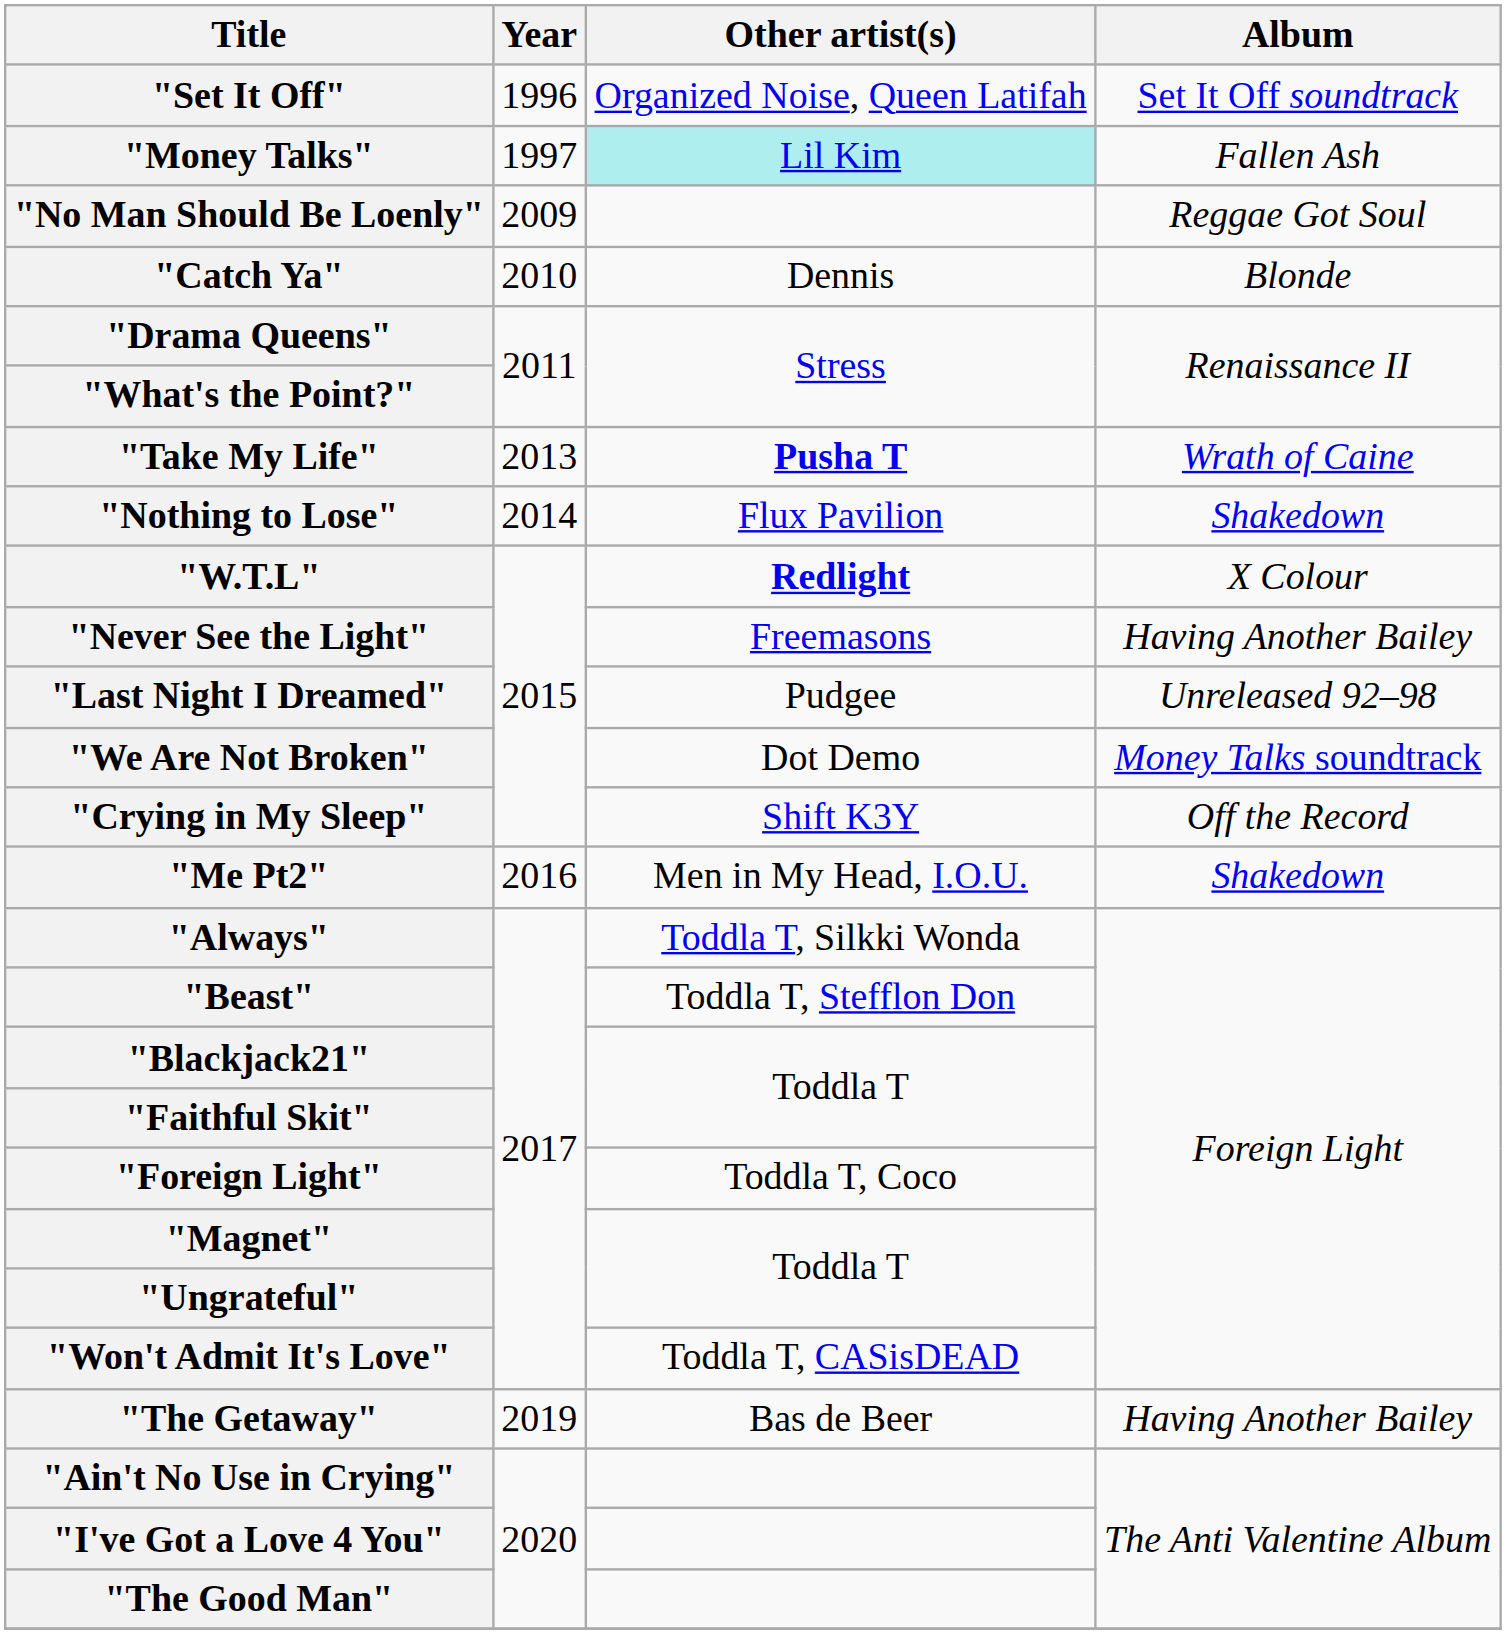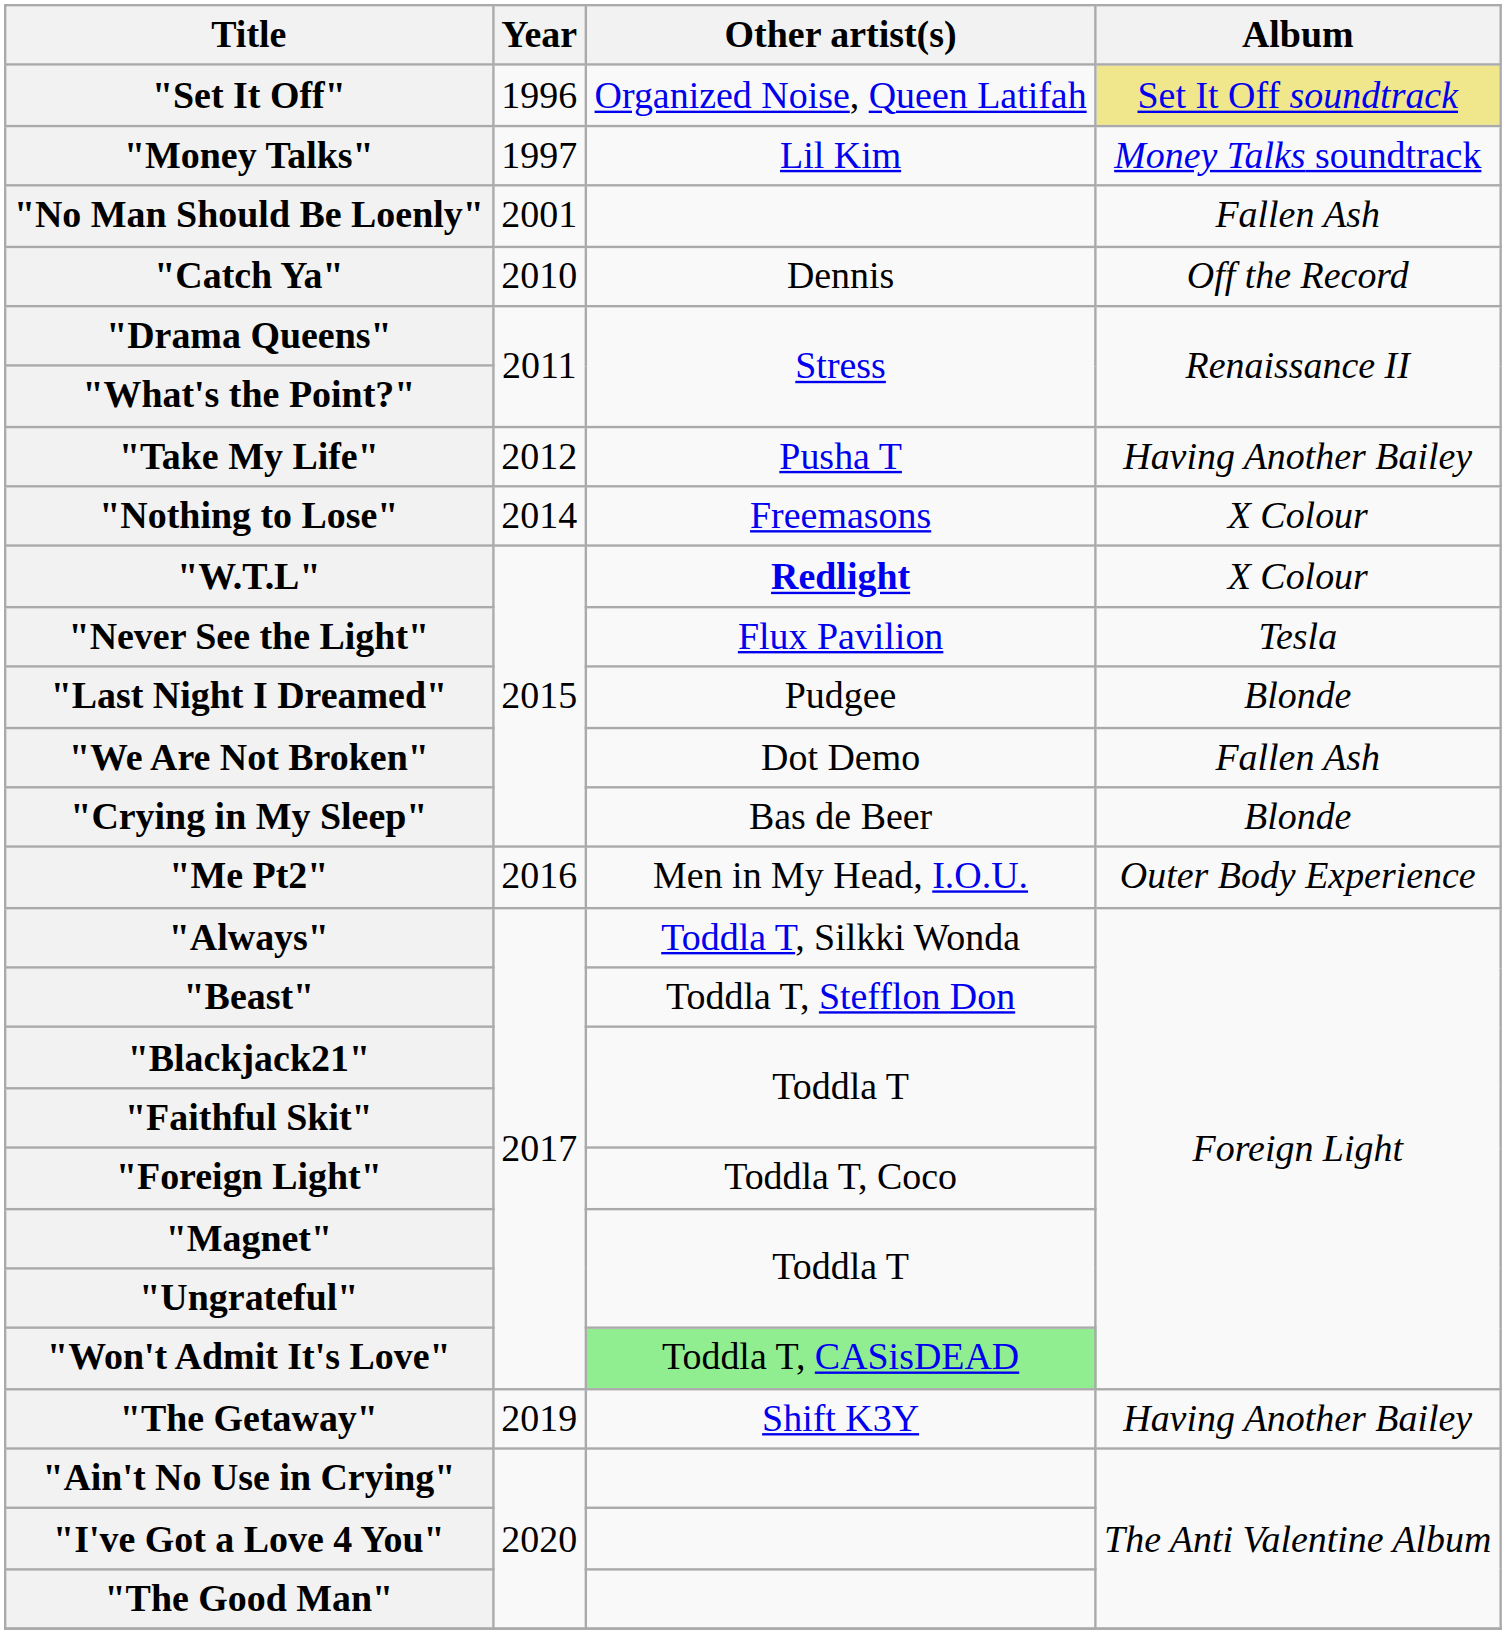(1298, 94) no background -> (1298, 94) khaki background
(841, 154) paleturquoise background -> (841, 154) no background
(1298, 154) Fallen Ash -> (1298, 154) Money Talks soundtrack
(539, 214) 2009 -> (539, 214) 2001
(1298, 214) Reggae Got Soul -> (1298, 214) Fallen Ash
(1298, 275) Blonde -> (1298, 275) Off the Record
(539, 455) 2013 -> (539, 455) 2012
(841, 455) bold -> (841, 455) normal
(1298, 455) Wrath of Caine -> (1298, 455) Having Another Bailey
(841, 515) Flux Pavilion -> (841, 515) Freemasons
(1298, 515) Shakedown -> (1298, 515) X Colour
(841, 635) Freemasons -> (841, 635) Flux Pavilion
(1298, 635) Having Another Bailey -> (1298, 635) Tesla
(1298, 696) Unreleased 92–98 -> (1298, 696) Blonde
(1298, 756) Money Talks soundtrack -> (1298, 756) Fallen Ash
(841, 816) Shift K3Y -> (841, 816) Bas de Beer
(1298, 816) Off the Record -> (1298, 816) Blonde
(1298, 876) Shakedown -> (1298, 876) Outer Body Experience
(841, 1357) no background -> (841, 1357) lightgreen background
(841, 1417) Bas de Beer -> (841, 1417) Shift K3Y
